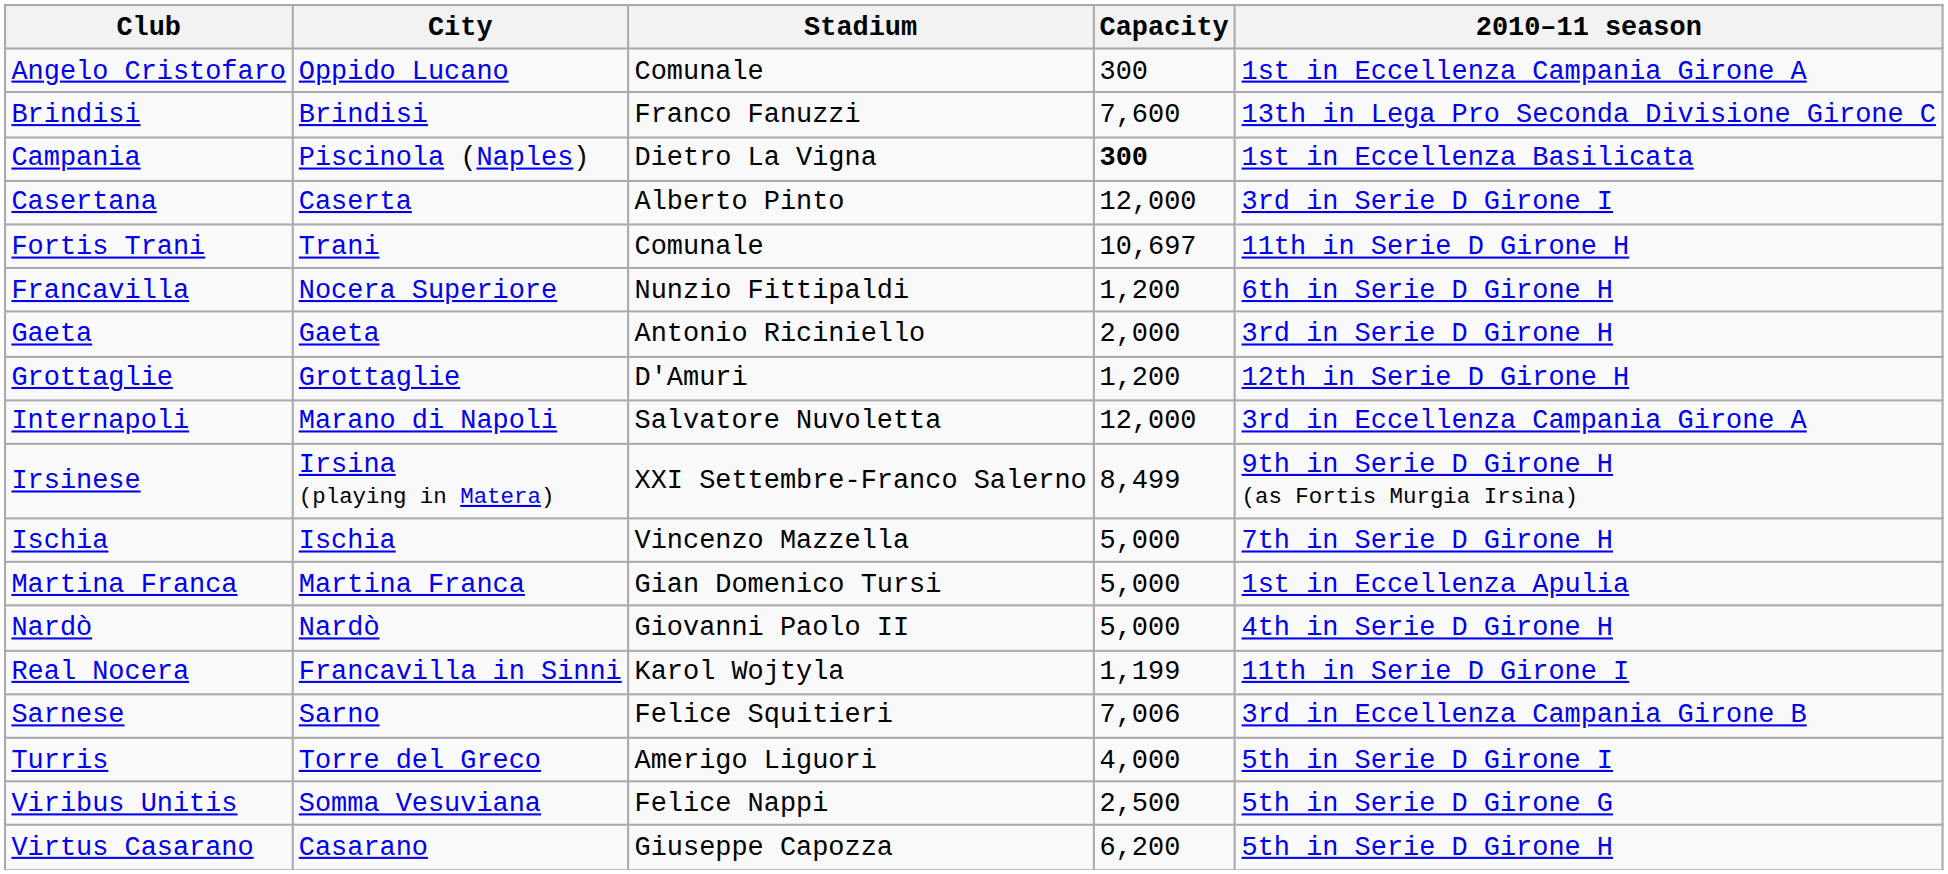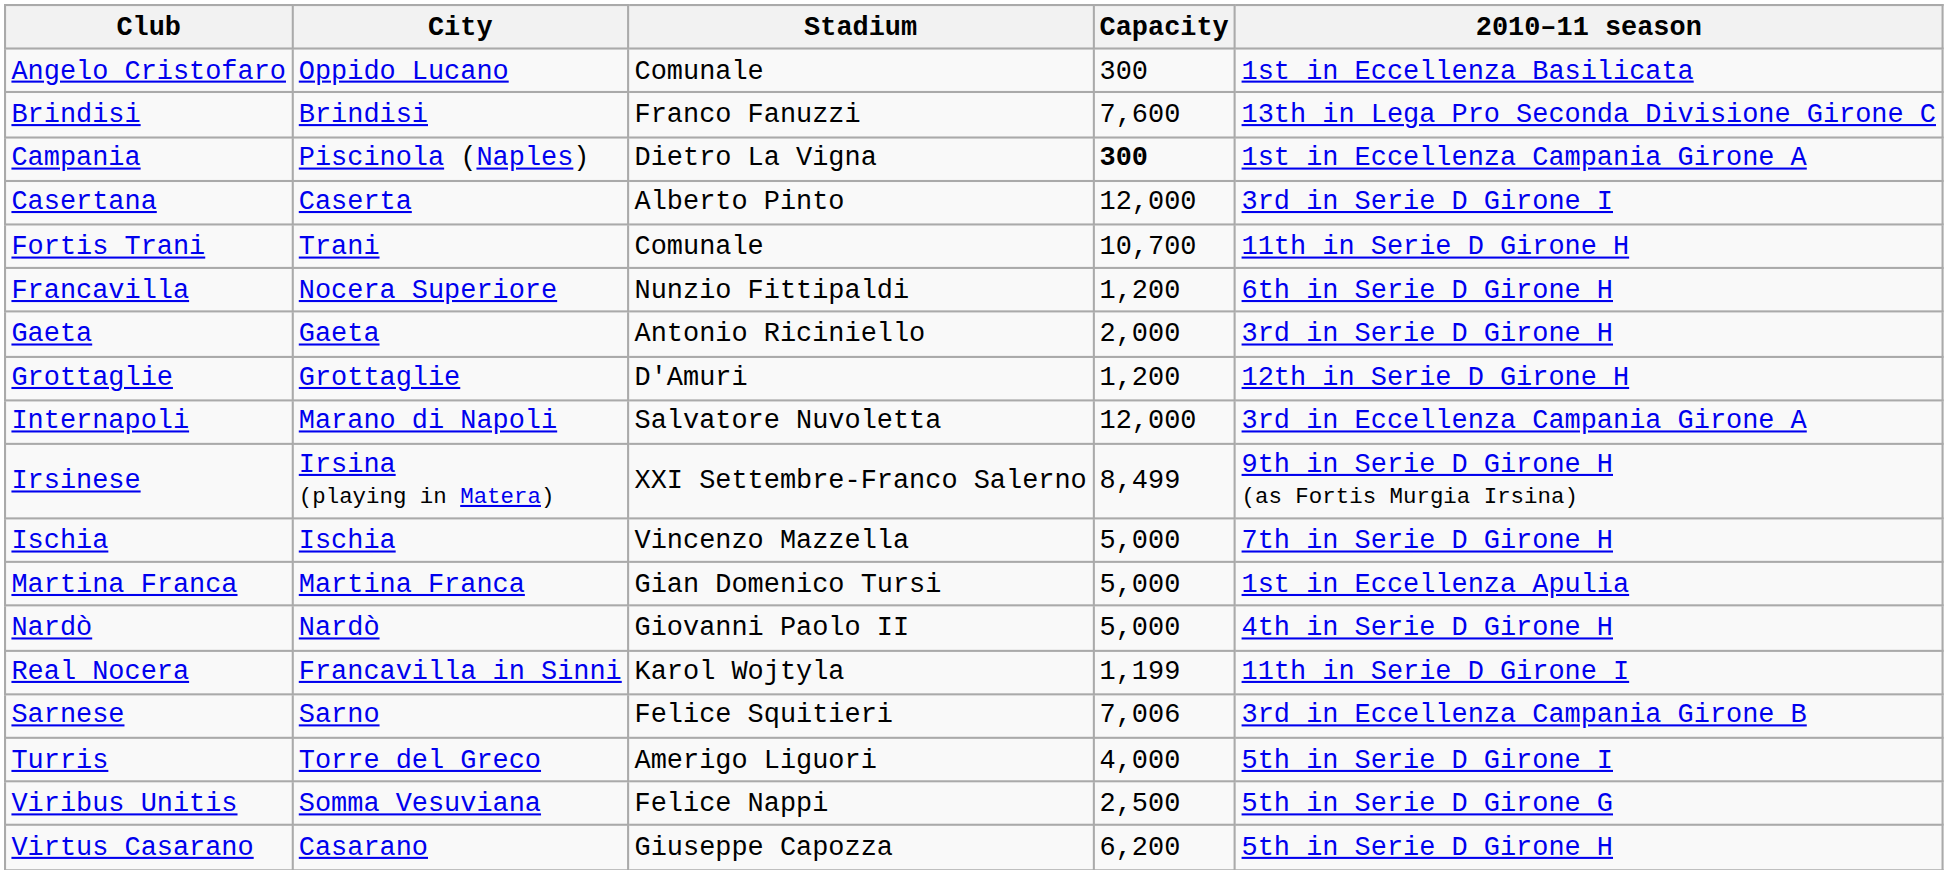(1524, 71) 1st in Eccellenza Campania Girone A -> (1468, 71) 1st in Eccellenza Basilicata
(1468, 159) 1st in Eccellenza Basilicata -> (1524, 159) 1st in Eccellenza Campania Girone A
(1148, 246) 10,697 -> (1148, 246) 10,700
